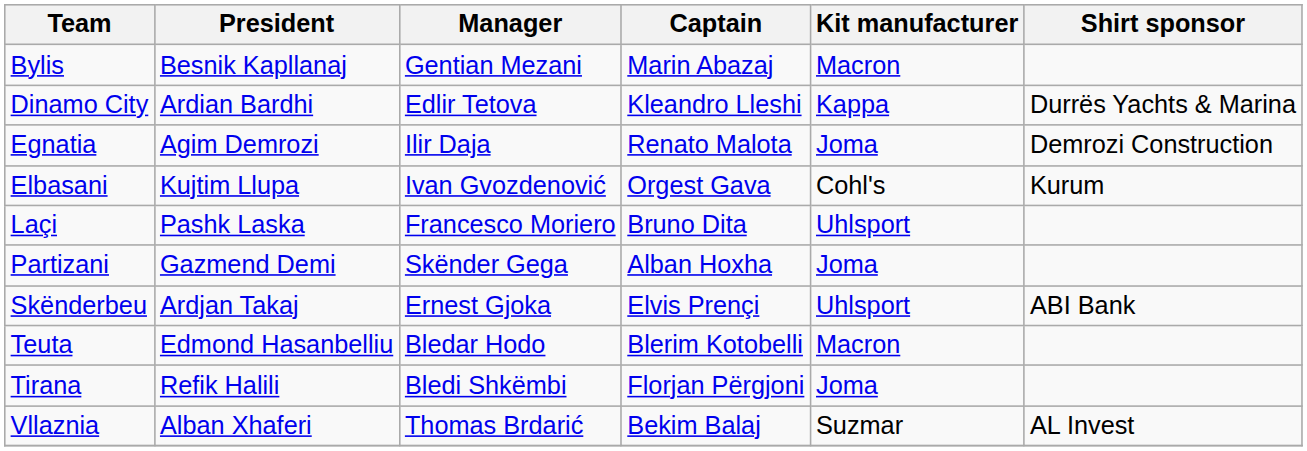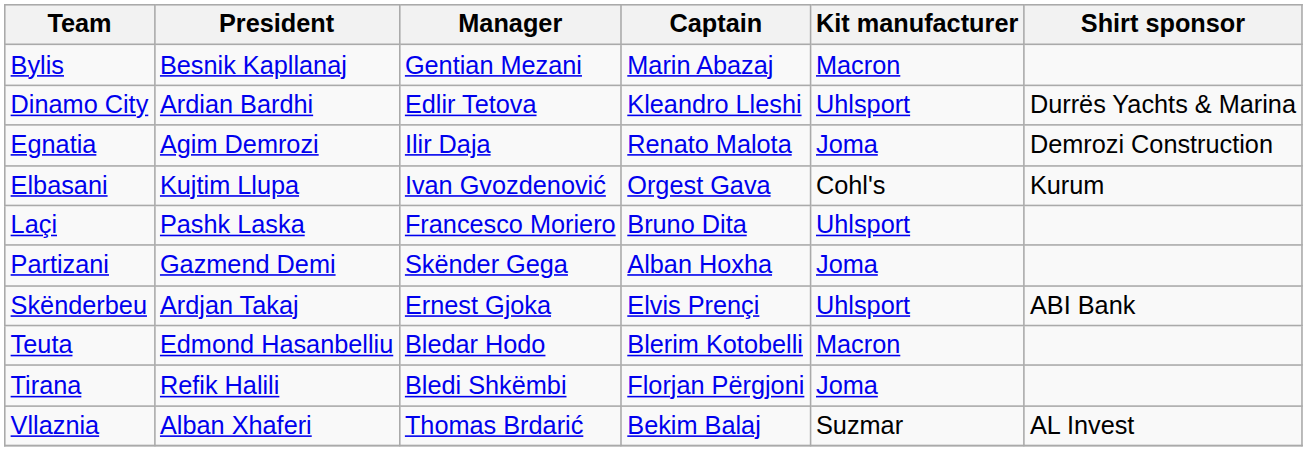(853, 104) Kappa -> (863, 104) Uhlsport
